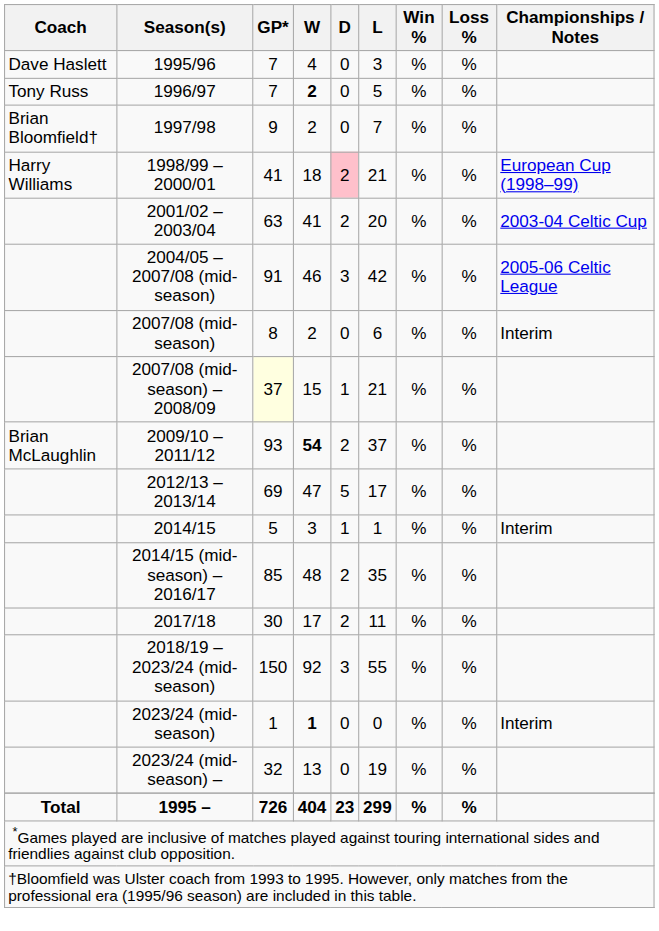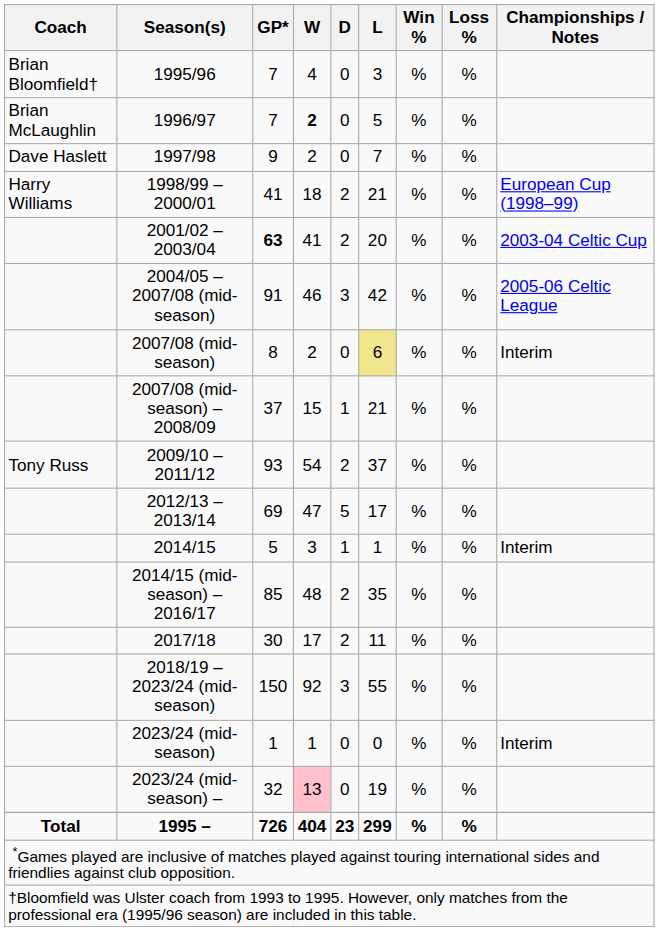(57, 64) Dave Haslett -> (53, 74) Brian Bloomfield†
(48, 91) Tony Russ -> (52, 120) Brian McLaughlin
(53, 128) Brian Bloomfield† -> (57, 157) Dave Haslett
(345, 174) pink background -> (345, 194) no background
(273, 221) normal -> (273, 240) bold
(377, 333) no background -> (377, 352) khaki background
(273, 389) lightyellow background -> (273, 408) no background
(52, 445) Brian McLaughlin -> (48, 464) Tony Russ
(312, 445) bold -> (312, 464) normal
(312, 723) bold -> (312, 743) normal
(312, 770) no background -> (312, 789) pink background
